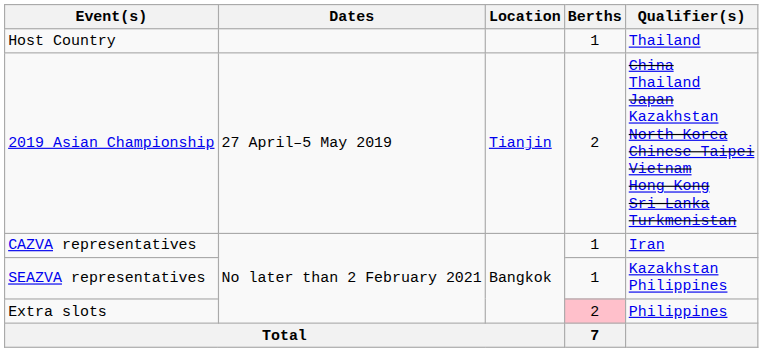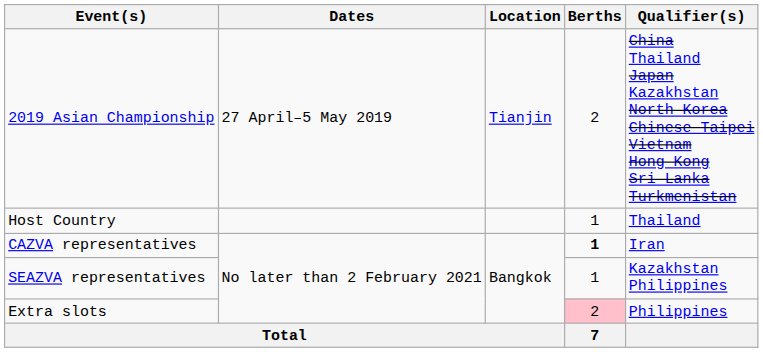rows swapped: (62, 41) <-> (111, 143)
(595, 245) normal -> (595, 245) bold
